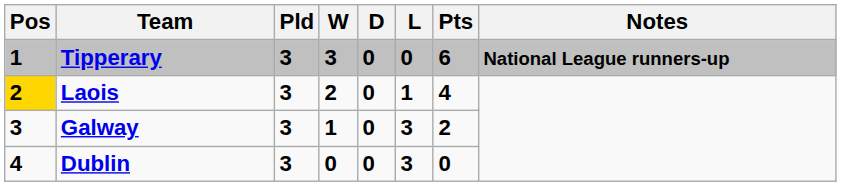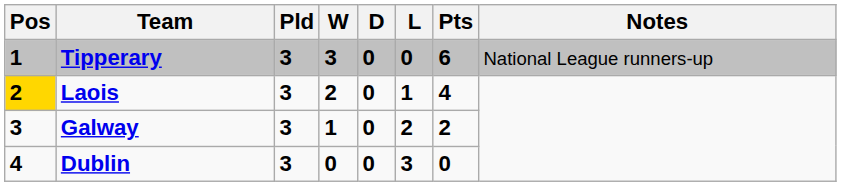(606, 57) bold -> (598, 58) normal
(407, 127) 3 -> (407, 127) 2
